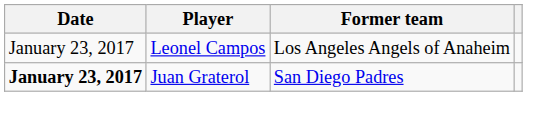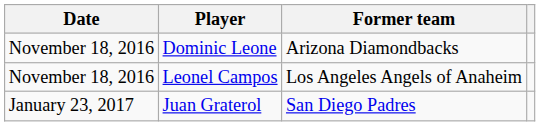+ row: (220, 47)
(71, 47) January 23, 2017 -> (81, 76) November 18, 2016
(75, 76) bold -> (71, 105) normal
